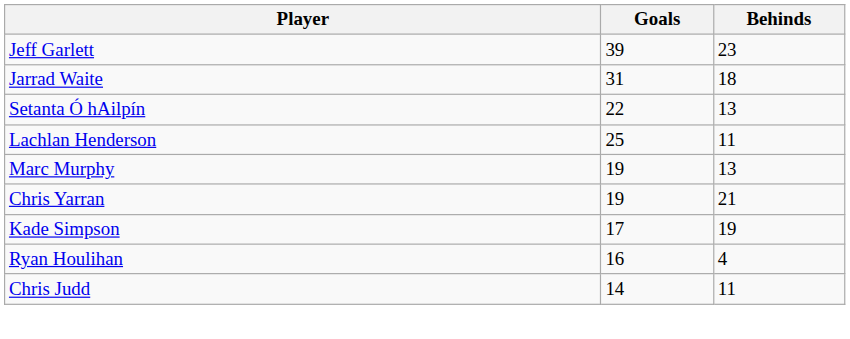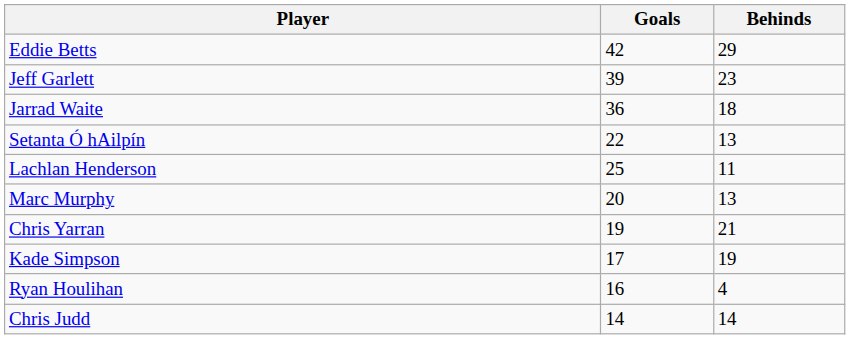+ row: (53, 49)
(615, 79) 31 -> (615, 109) 36
(615, 169) 19 -> (615, 199) 20
(727, 288) 11 -> (727, 318) 14
